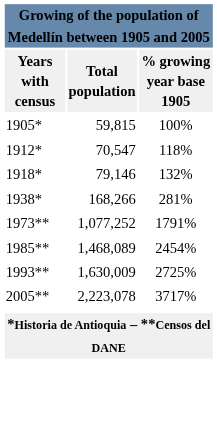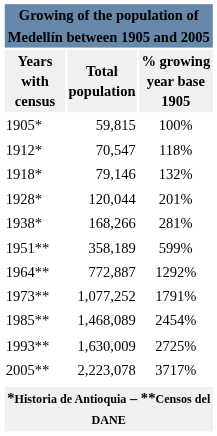+ row: (24, 199)
+ row: (28, 248)
+ row: (28, 272)
